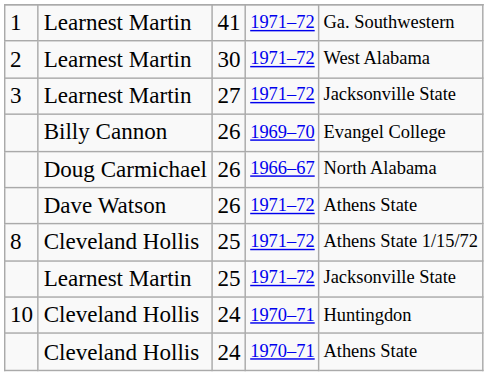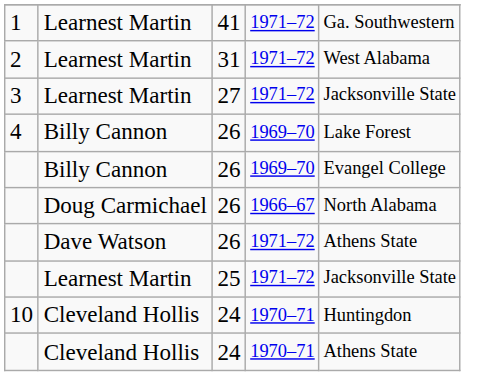(229, 59) 30 -> (229, 59) 31
+ row: (16, 132)
- row: (16, 242)
